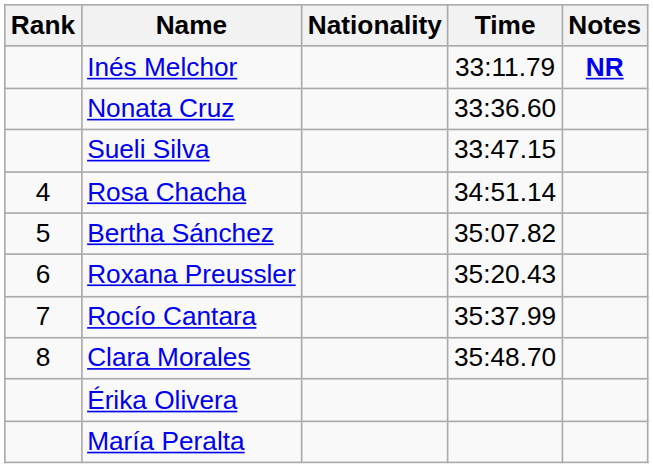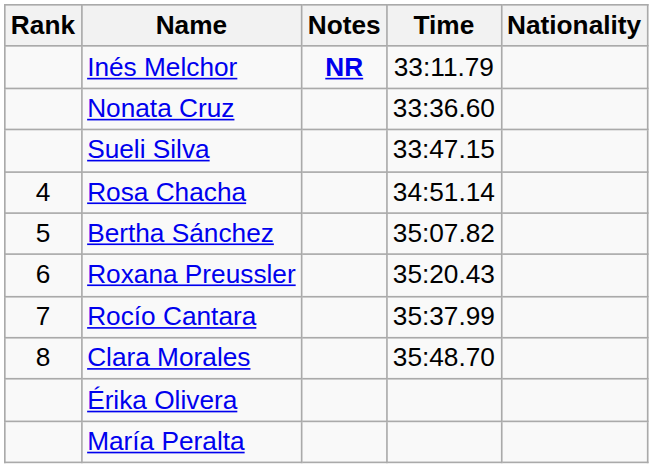columns swapped: (375, 25) <-> (605, 25)
